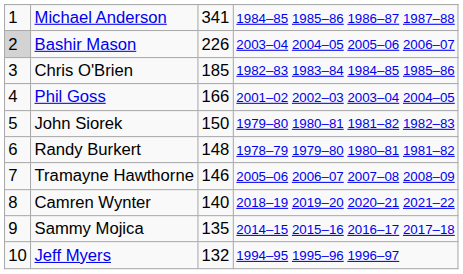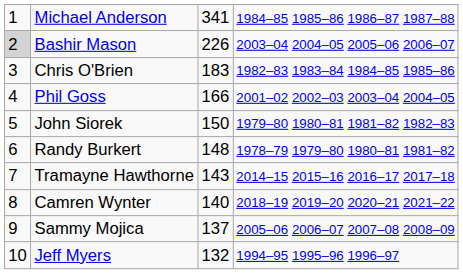(215, 70) 185 -> (215, 70) 183
(215, 176) 146 -> (215, 176) 143
(346, 176) 2005–06 2006–07 2007–08 2008–09 -> (346, 176) 2014–15 2015–16 2016–17 2017–18
(215, 228) 135 -> (215, 228) 137
(346, 229) 2014–15 2015–16 2016–17 2017–18 -> (346, 229) 2005–06 2006–07 2007–08 2008–09
